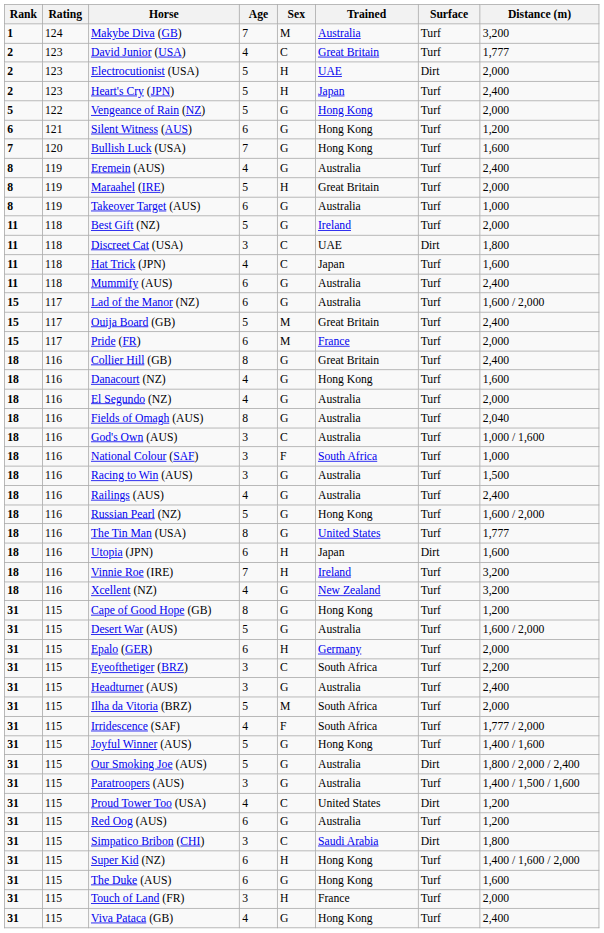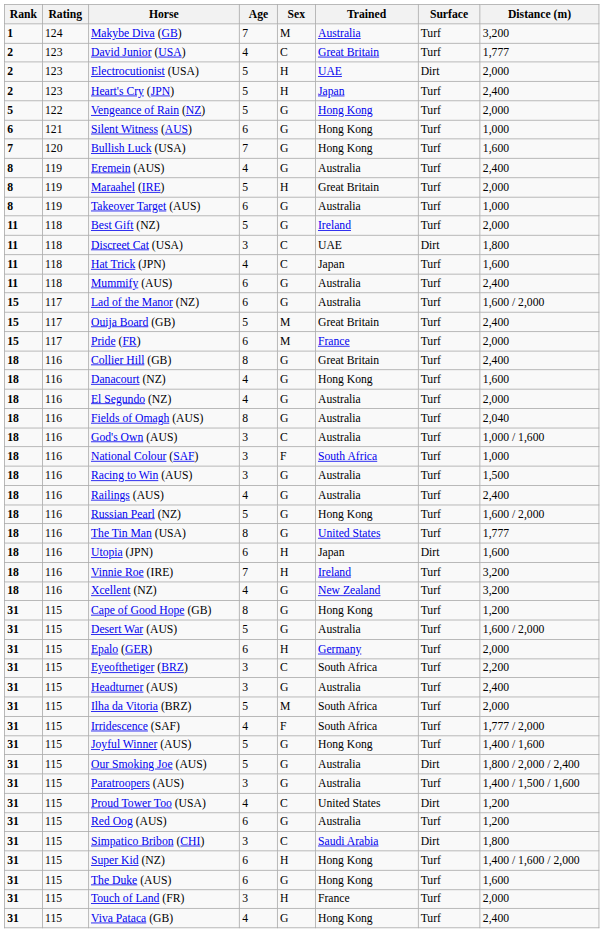(496, 129) 1,200 -> (496, 129) 1,000
